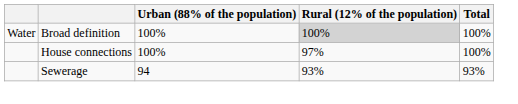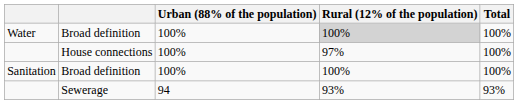+ row: (31, 71)
